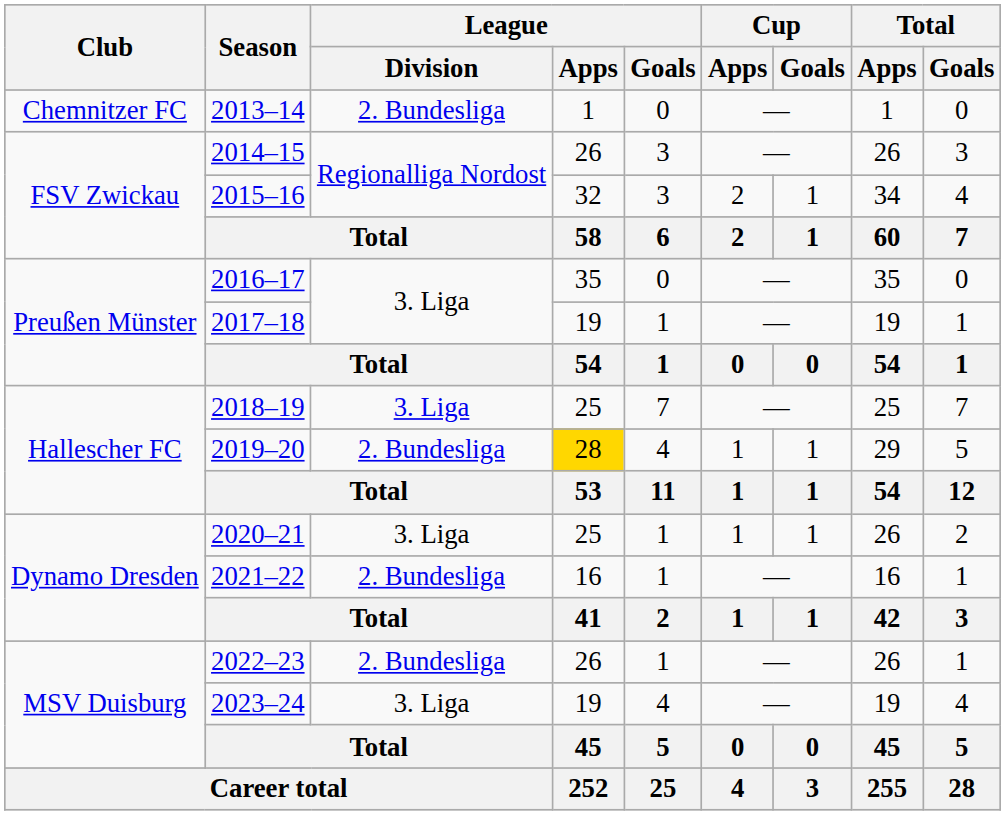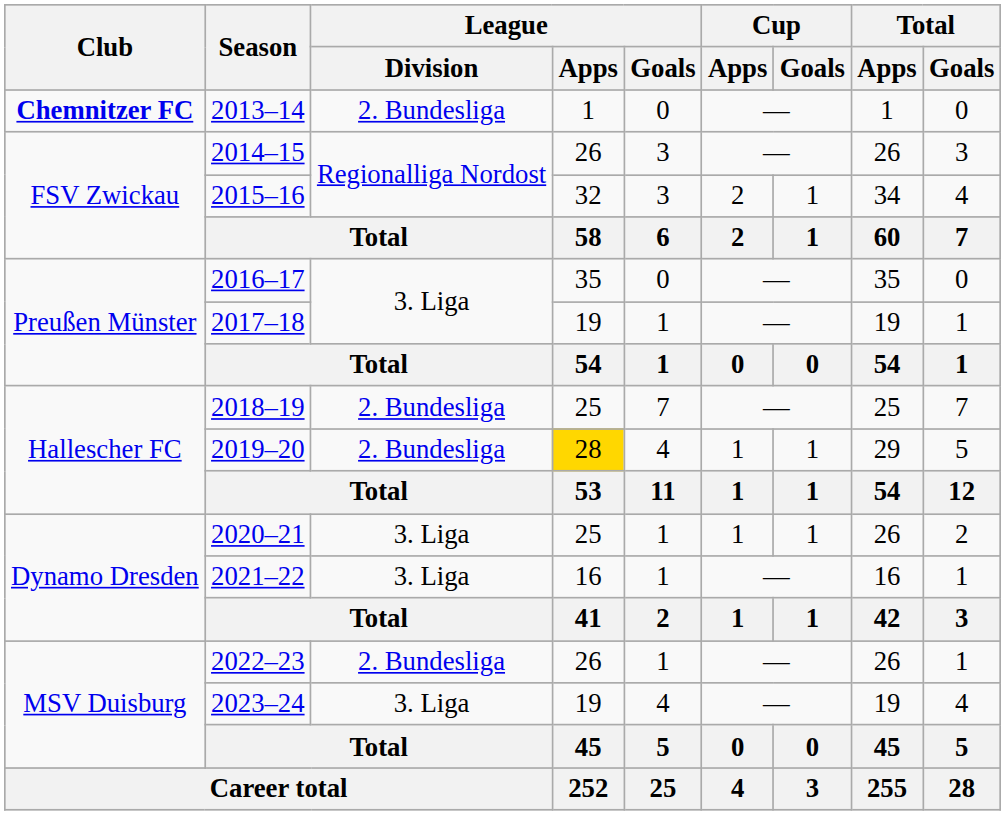(105, 110) normal -> (105, 110) bold
(432, 407) 3. Liga -> (432, 407) 2. Bundesliga
(432, 576) 2. Bundesliga -> (432, 576) 3. Liga
